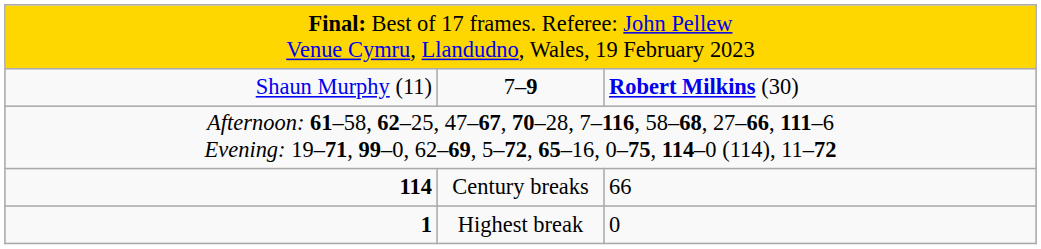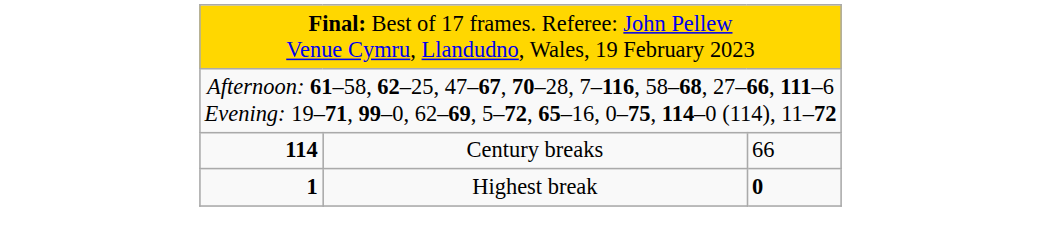- row: (344, 86)
(615, 224) normal -> (758, 187) bold
